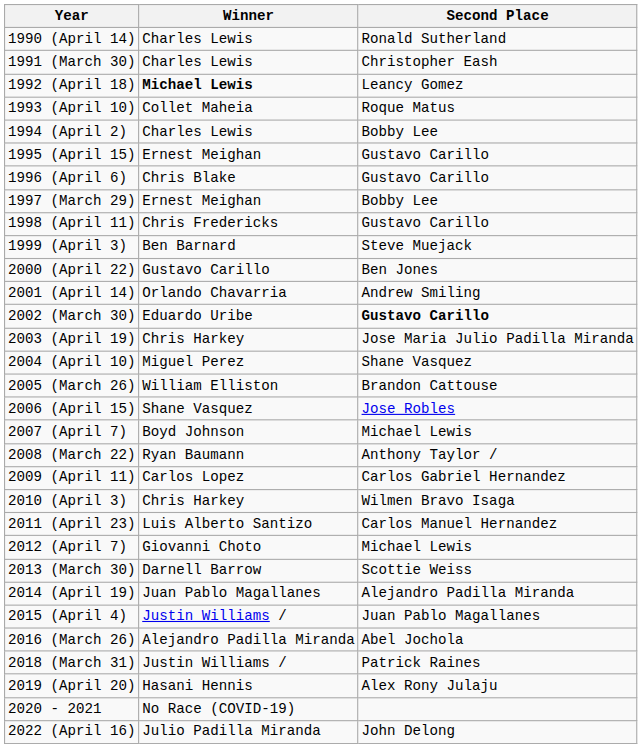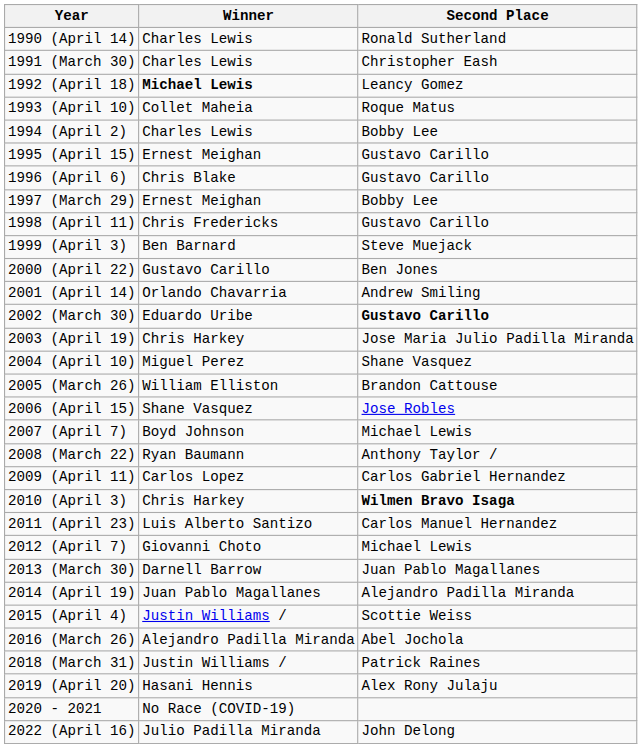(438, 501) normal -> (438, 501) bold
(417, 570) Scottie Weiss -> (451, 570) Juan Pablo Magallanes
(451, 617) Juan Pablo Magallanes -> (417, 617) Scottie Weiss
